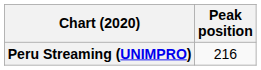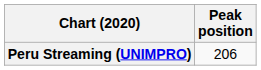(225, 53) 216 -> (225, 53) 206
